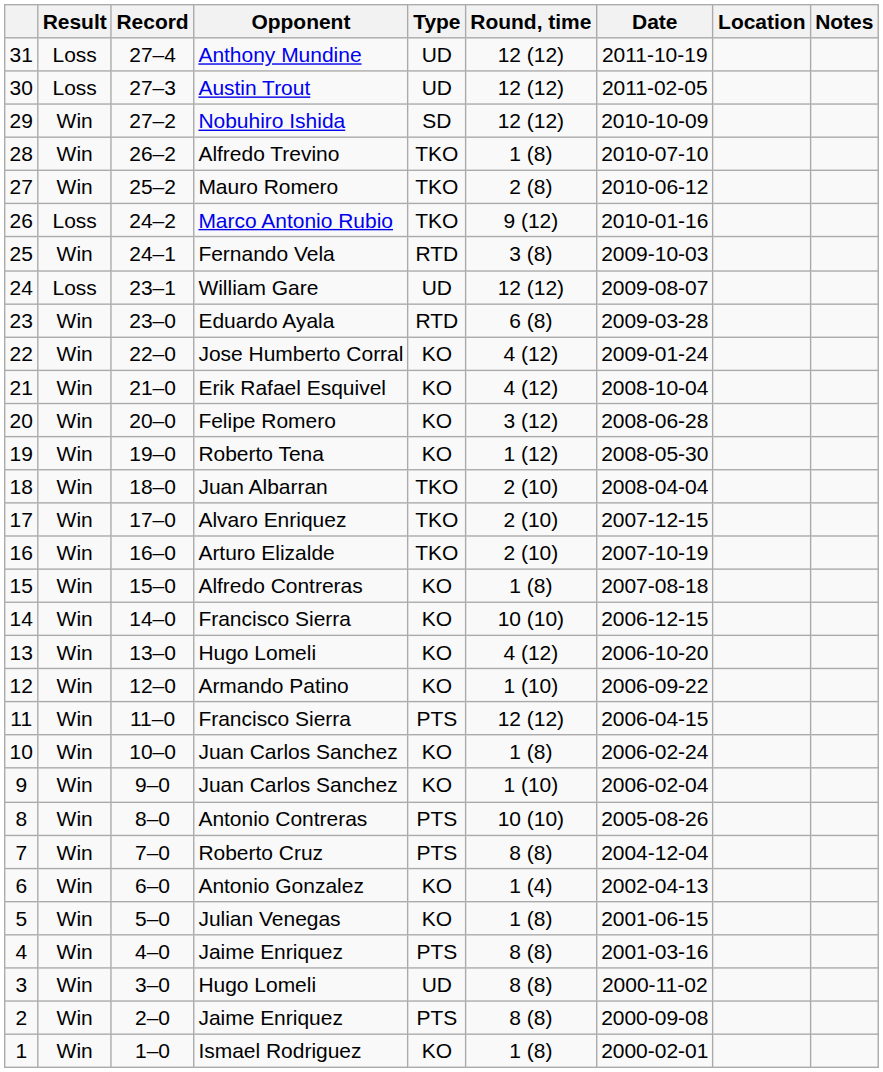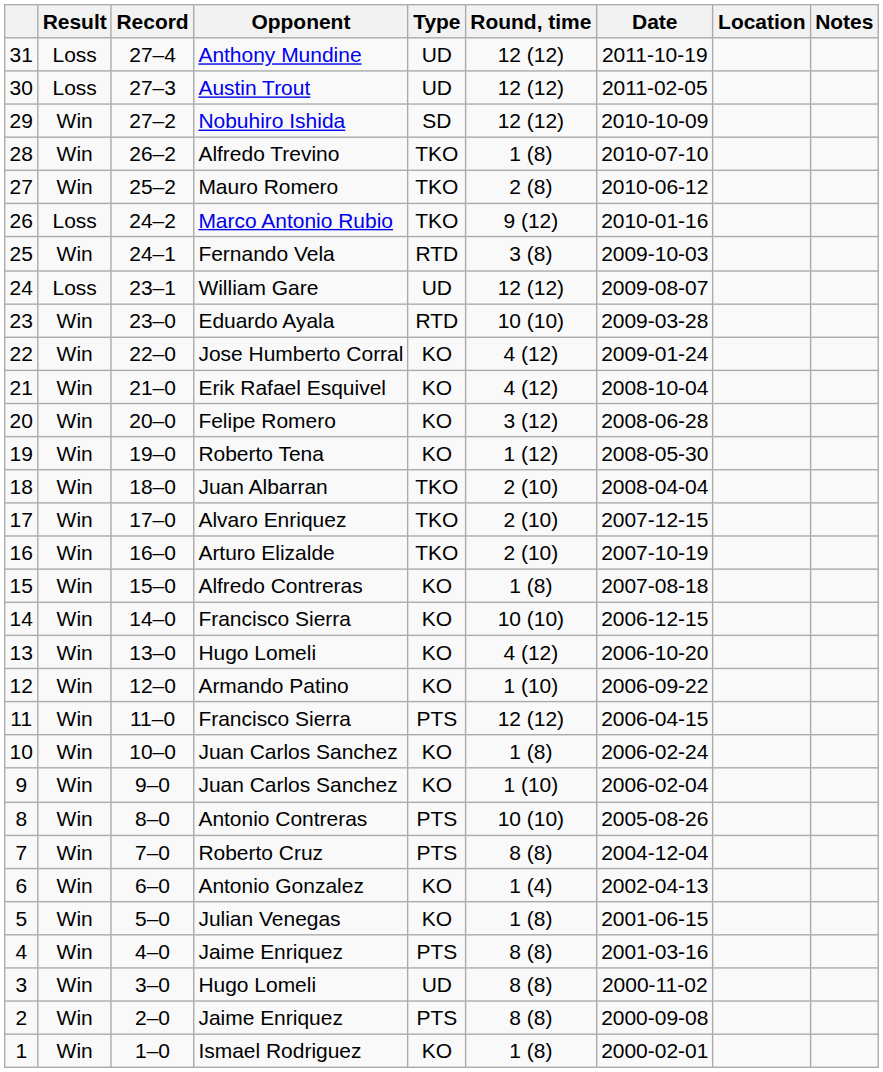(531, 320) 6 (8) -> (531, 320) 10 (10)
